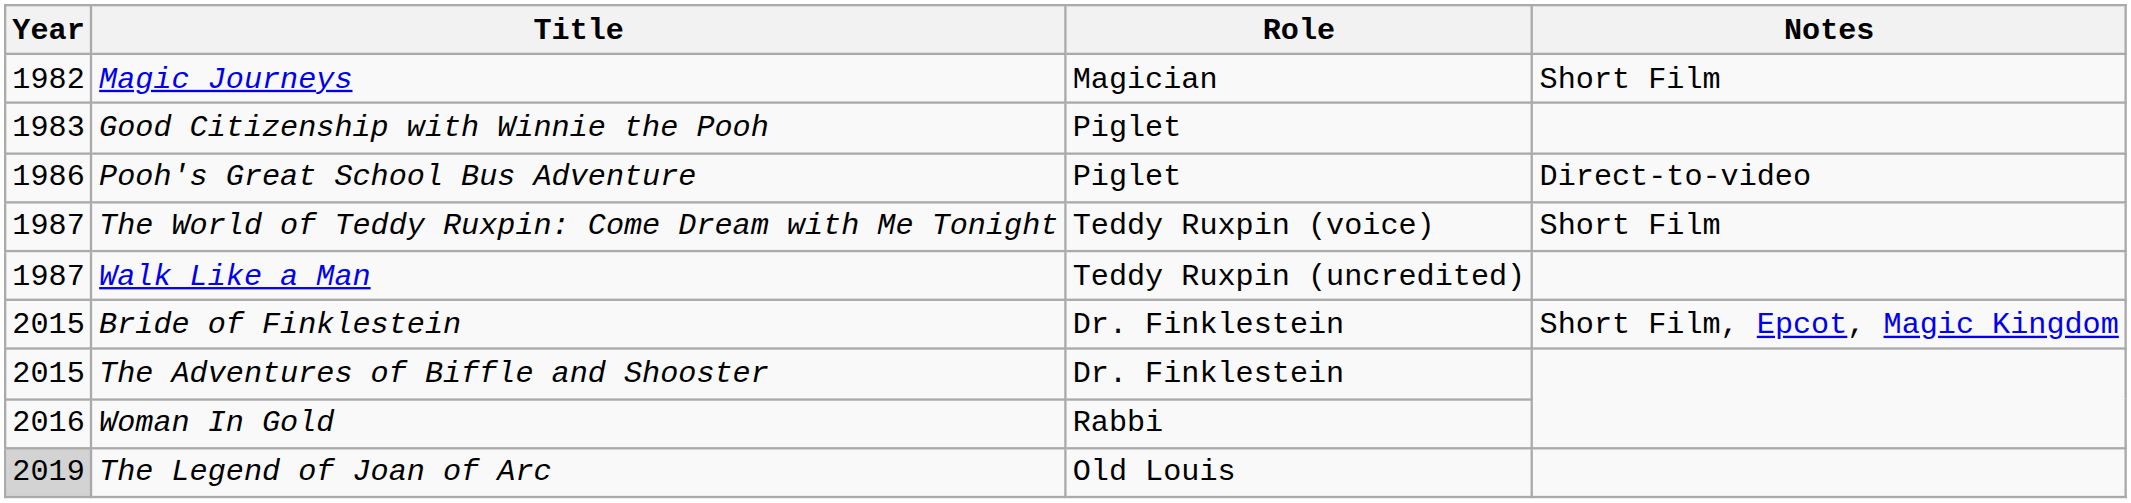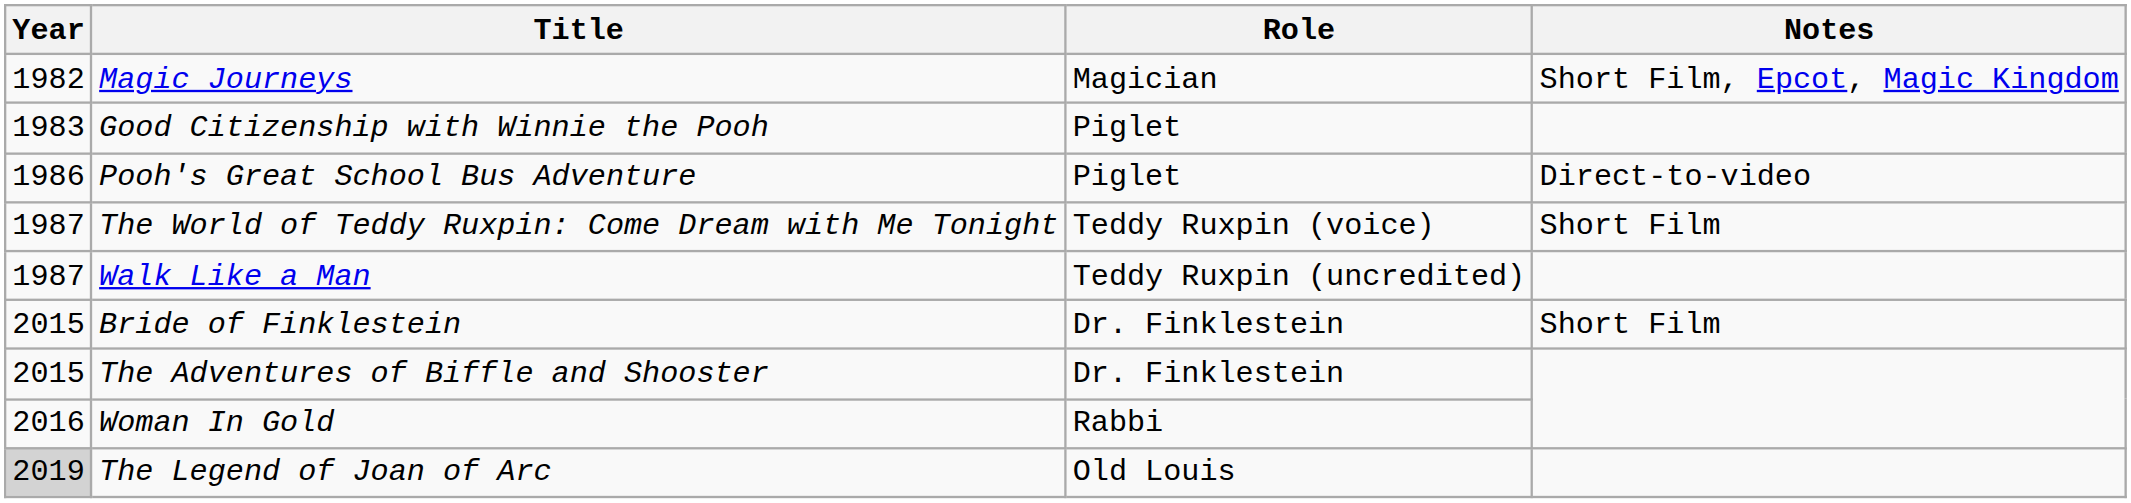(1630, 79) Short Film -> (1829, 79) Short Film, Epcot, Magic Kingdom
(1829, 325) Short Film, Epcot, Magic Kingdom -> (1630, 325) Short Film
